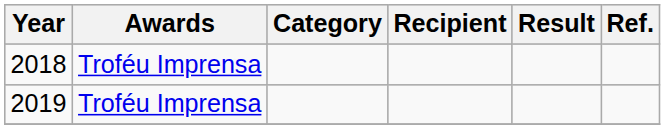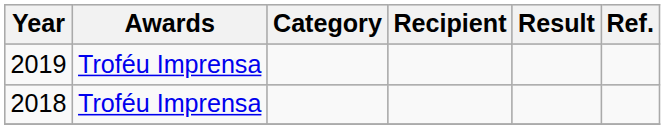rows swapped: (39, 64) <-> (39, 104)
